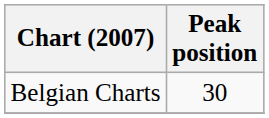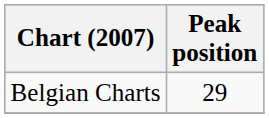(215, 92) 30 -> (215, 92) 29
